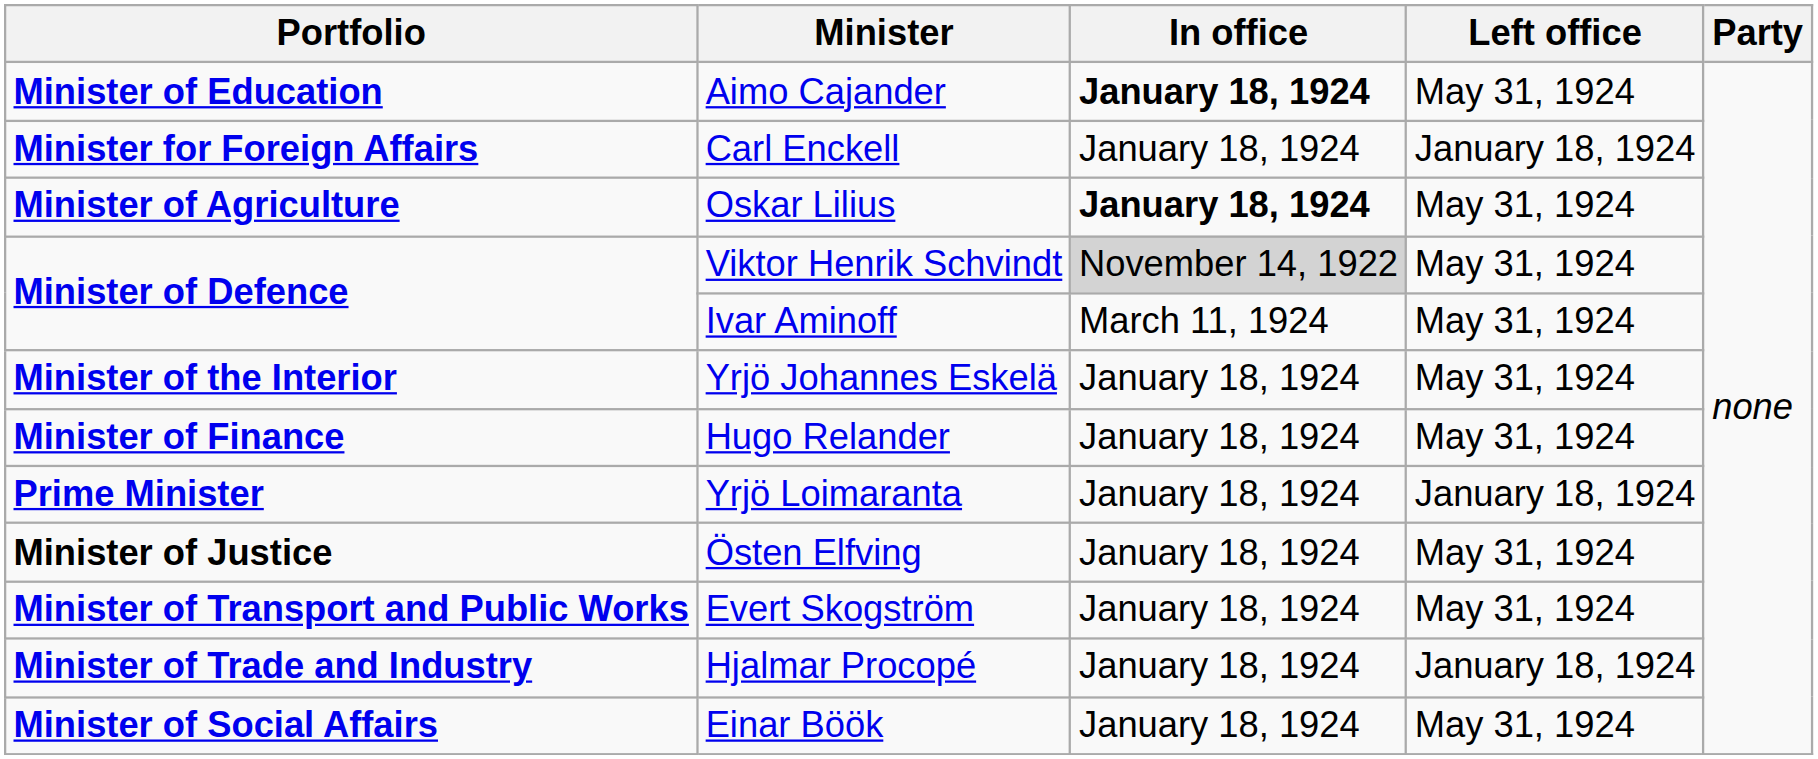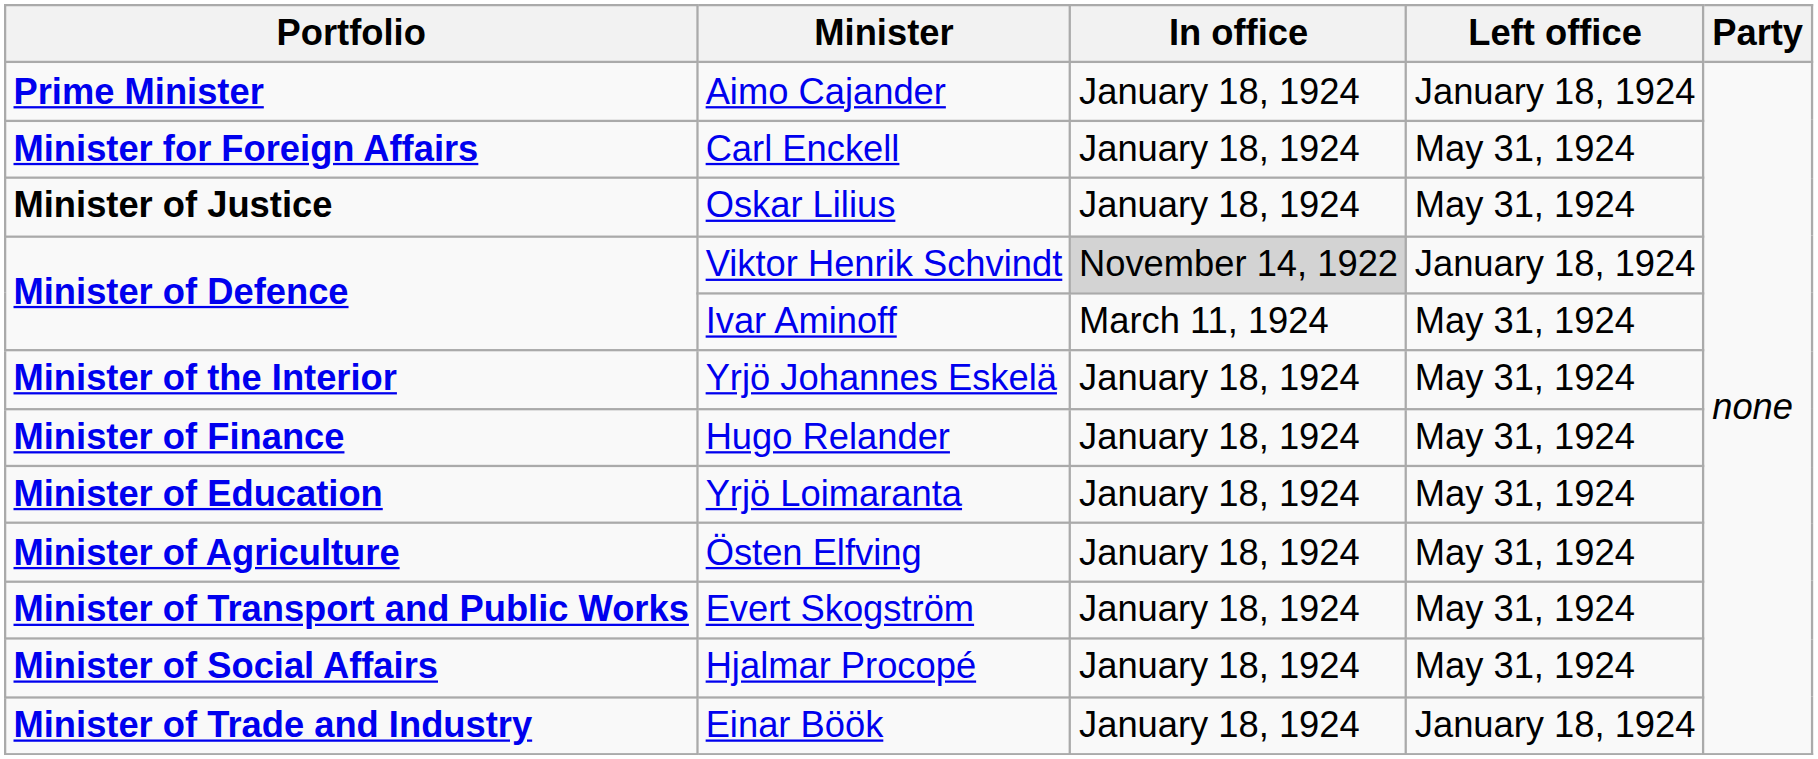(198, 90) Minister of Education -> (139, 90) Prime Minister
(1224, 90) bold -> (1219, 90) normal
(1525, 90) May 31, 1924 -> (1555, 90) January 18, 1924
(1555, 148) January 18, 1924 -> (1525, 148) May 31, 1924
(207, 206) Minister of Agriculture -> (173, 206) Minister of Justice
(1224, 206) bold -> (1219, 206) normal
(1525, 263) May 31, 1924 -> (1555, 263) January 18, 1924
(139, 494) Prime Minister -> (198, 494) Minister of Education
(1555, 494) January 18, 1924 -> (1525, 494) May 31, 1924
(173, 551) Minister of Justice -> (207, 551) Minister of Agriculture
(273, 666) Minister of Trade and Industry -> (226, 666) Minister of Social Affairs
(1555, 666) January 18, 1924 -> (1525, 666) May 31, 1924
(226, 724) Minister of Social Affairs -> (273, 724) Minister of Trade and Industry
(1525, 724) May 31, 1924 -> (1555, 724) January 18, 1924
